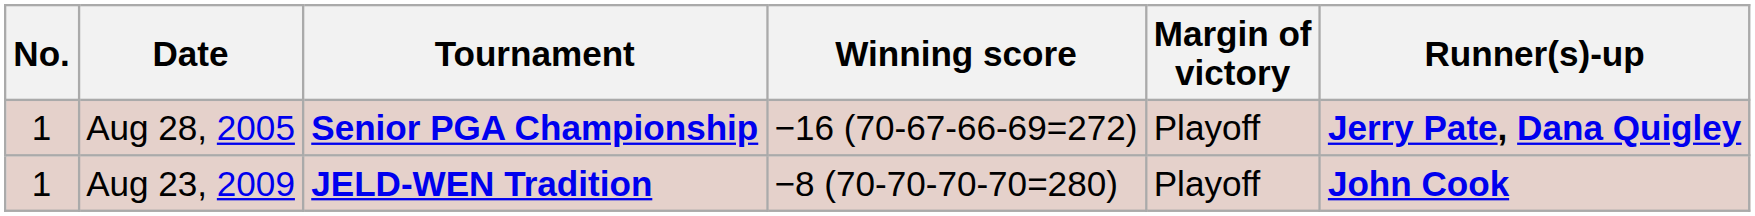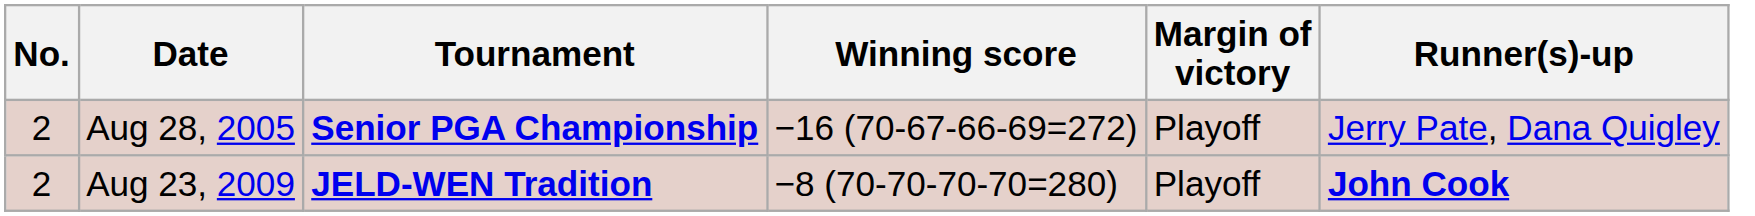(42, 128) 1 -> (42, 128) 2
(1535, 128) bold -> (1524, 128) normal
(42, 184) 1 -> (42, 184) 2
